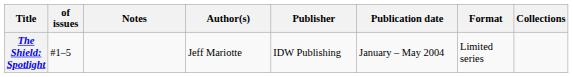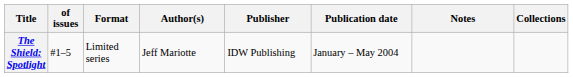columns swapped: (486, 18) <-> (134, 18)
